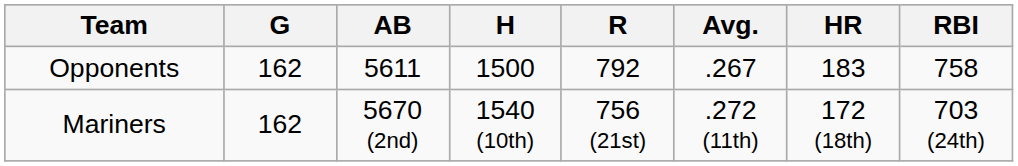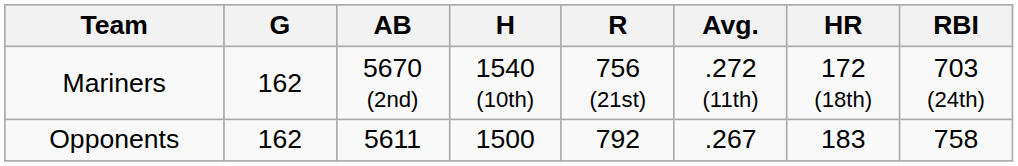rows swapped: (114, 124) <-> (114, 67)
